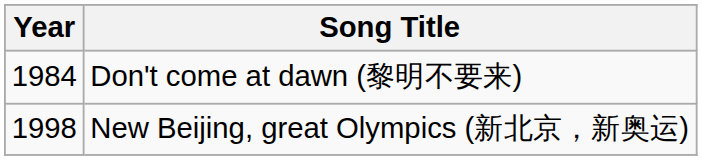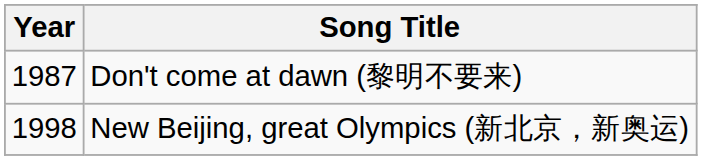(44, 76) 1984 -> (44, 76) 1987
